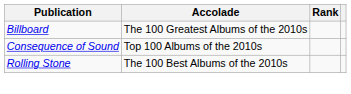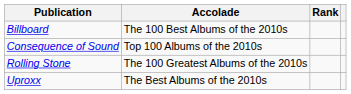(216, 30) The 100 Greatest Albums of the 2010s -> (206, 30) The 100 Best Albums of the 2010s
(206, 64) The 100 Best Albums of the 2010s -> (216, 64) The 100 Greatest Albums of the 2010s
+ row: (24, 81)
